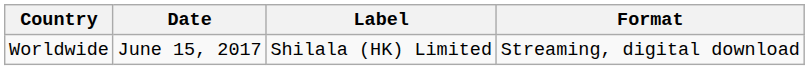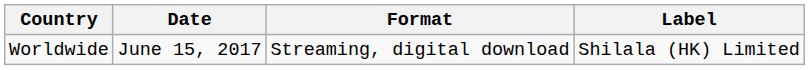columns swapped: (650, 20) <-> (381, 20)
